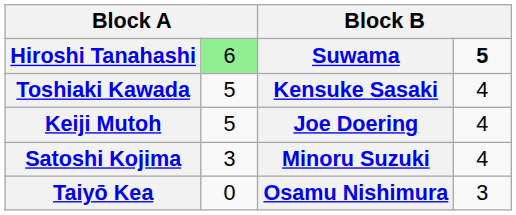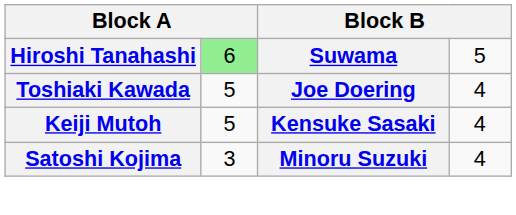(482, 55) bold -> (480, 55) normal
(356, 90) Kensuke Sasaki -> (353, 90) Joe Doering
(356, 124) Joe Doering -> (353, 124) Kensuke Sasaki
- row: (103, 192)
